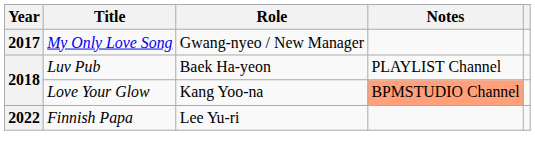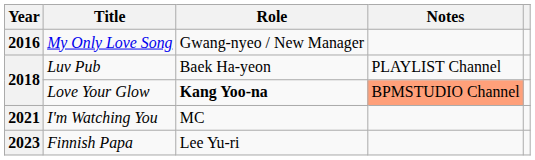(24, 42) 2017 -> (24, 42) 2016
(222, 92) normal -> (224, 92) bold
+ row: (102, 117)
(24, 117) 2022 -> (24, 142) 2023
